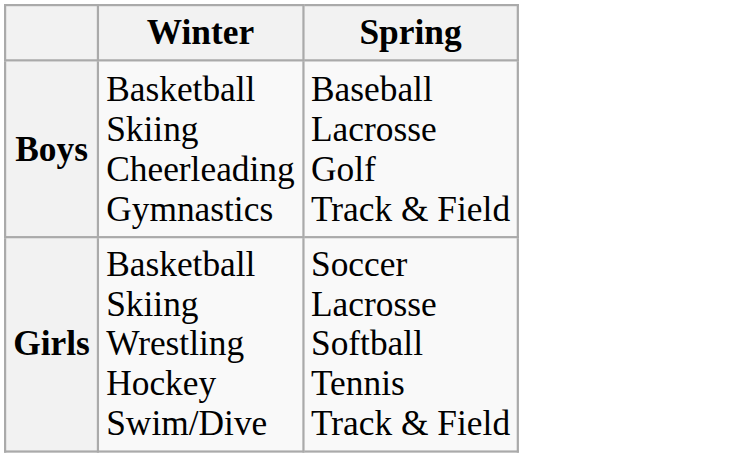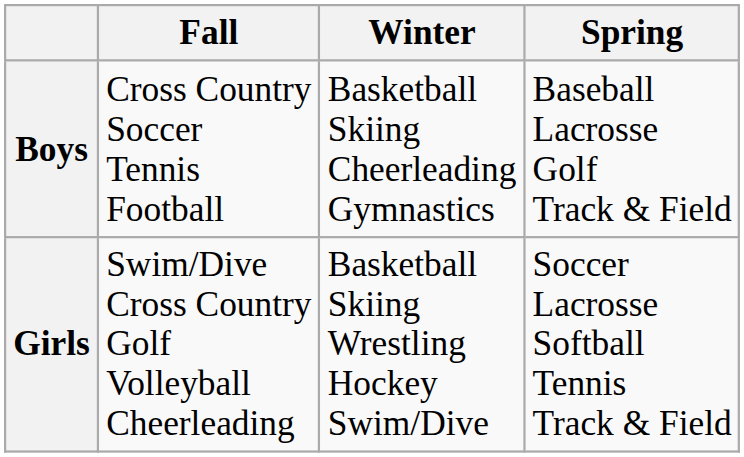+ column: (209, 32)
